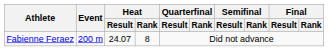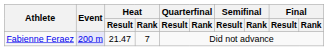(90, 39) no background -> (90, 39) lavender background
(120, 39) 24.07 -> (120, 39) 21.47
(147, 39) 8 -> (147, 39) 7
